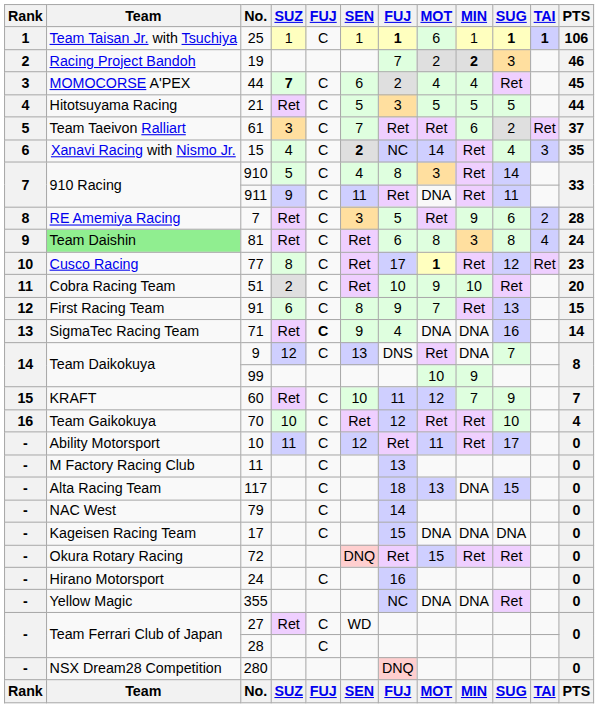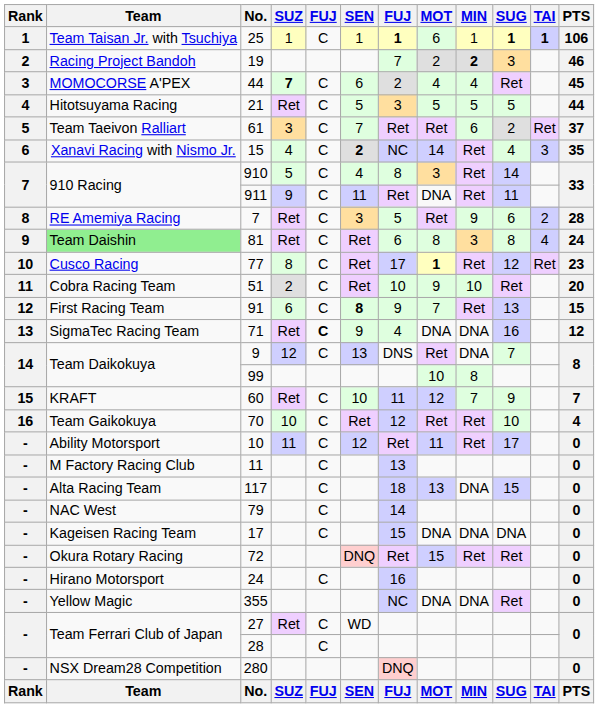(359, 308) normal -> (359, 308) bold
(576, 331) 14 -> (576, 331) 12
(474, 376) 9 -> (474, 376) 8
